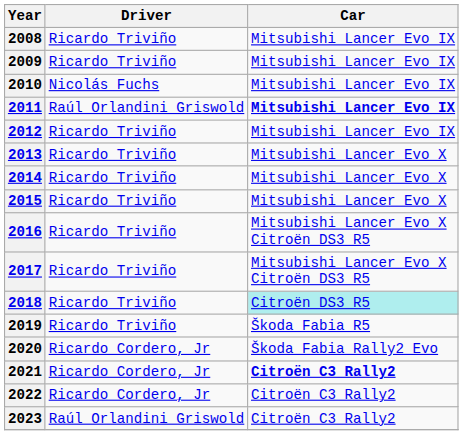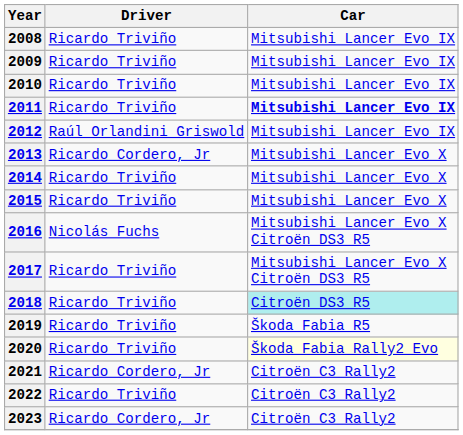(104, 85) Nicolás Fuchs -> (112, 85) Ricardo Triviño
(146, 108) Raúl Orlandini Griswold -> (112, 108) Ricardo Triviño
(112, 132) Ricardo Triviño -> (146, 132) Raúl Orlandini Griswold
(112, 155) Ricardo Triviño -> (129, 155) Ricardo Cordero, Jr
(112, 232) Ricardo Triviño -> (104, 232) Nicolás Fuchs
(129, 349) Ricardo Cordero, Jr -> (112, 349) Ricardo Triviño
(345, 349) no background -> (345, 349) lightyellow background
(323, 372) bold -> (323, 372) normal
(129, 395) Ricardo Cordero, Jr -> (112, 395) Ricardo Triviño
(146, 418) Raúl Orlandini Griswold -> (129, 418) Ricardo Cordero, Jr
